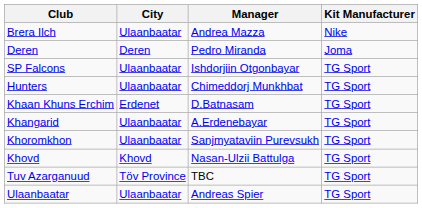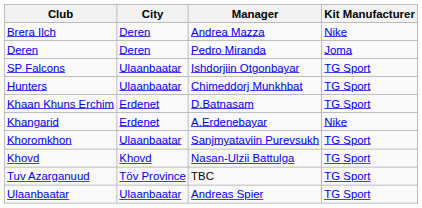(150, 32) Ulaanbaatar -> (135, 32) Deren
(150, 122) Ulaanbaatar -> (139, 122) Erdenet
(347, 122) TG Sport -> (336, 122) Nike
